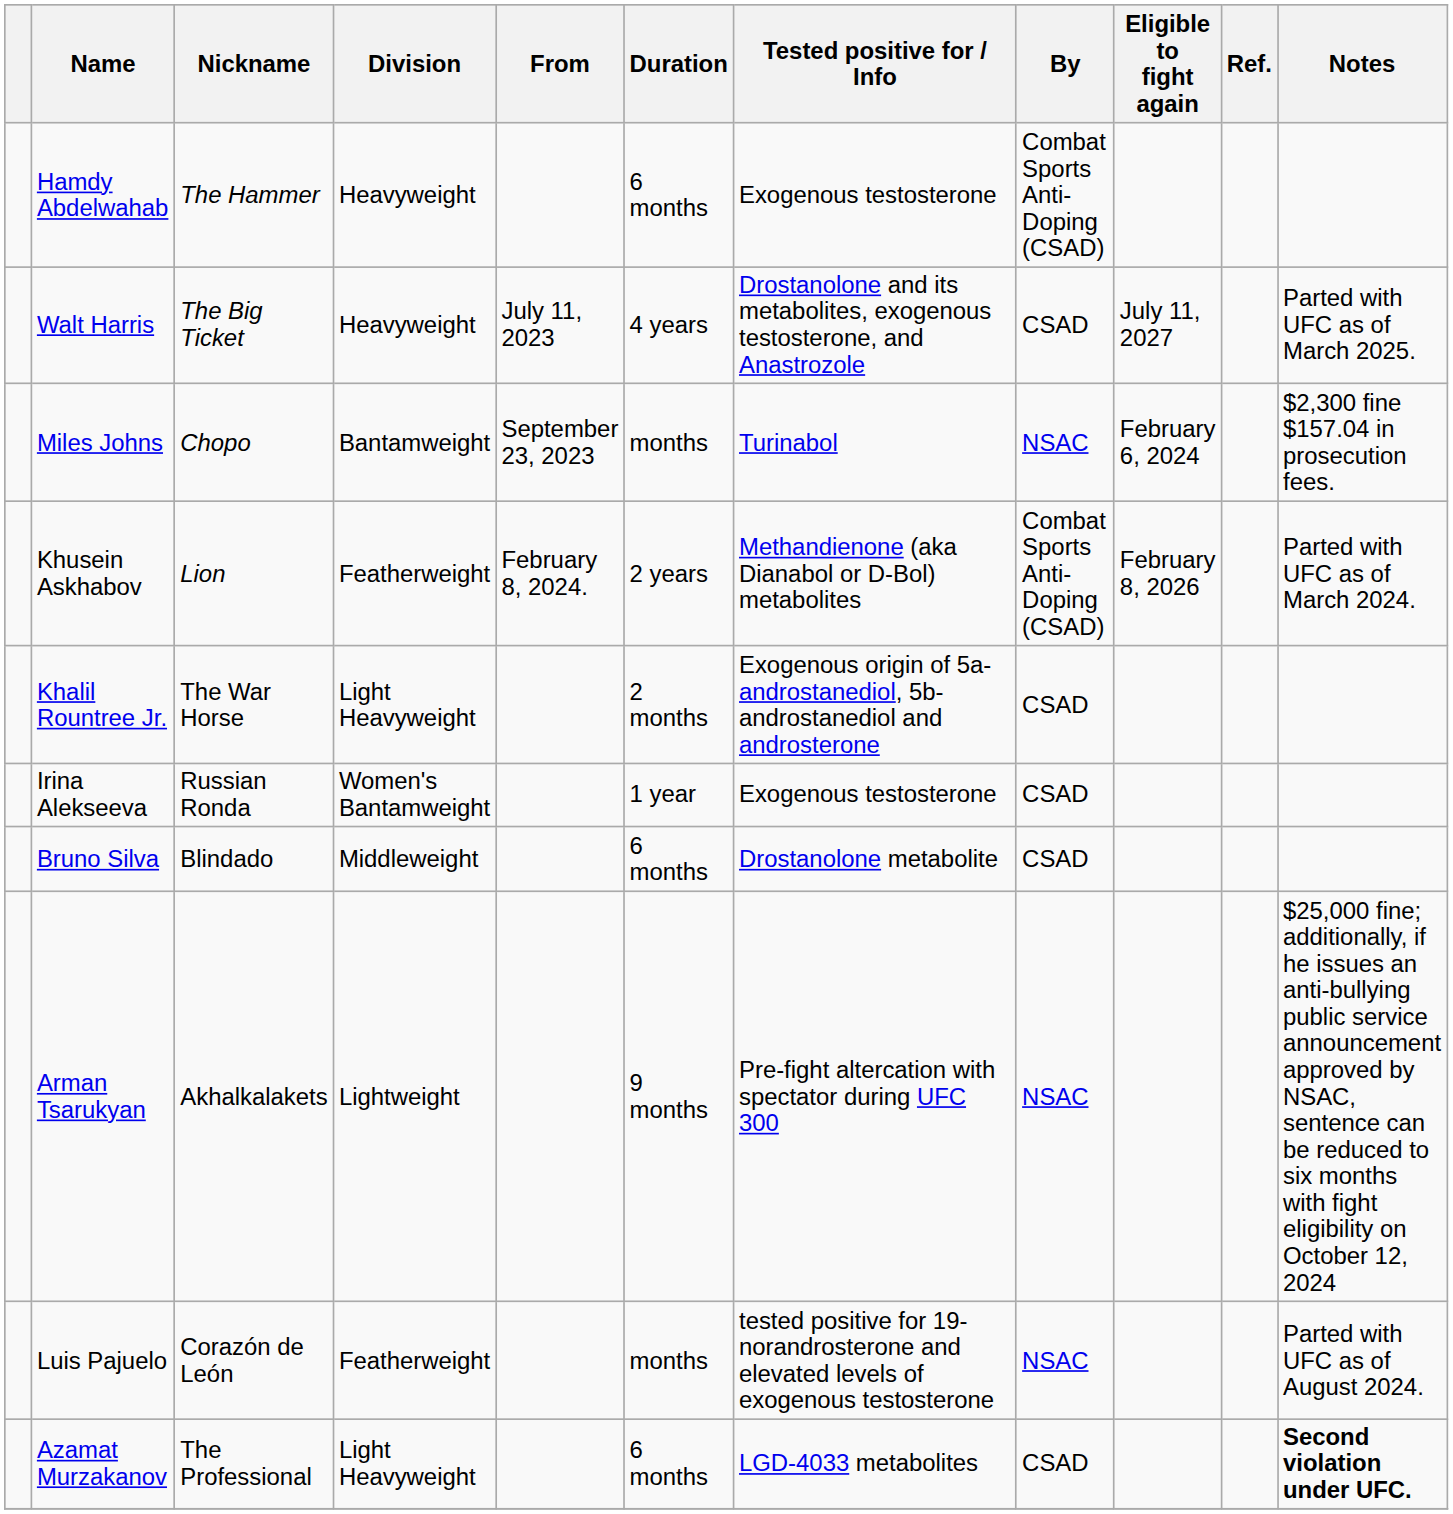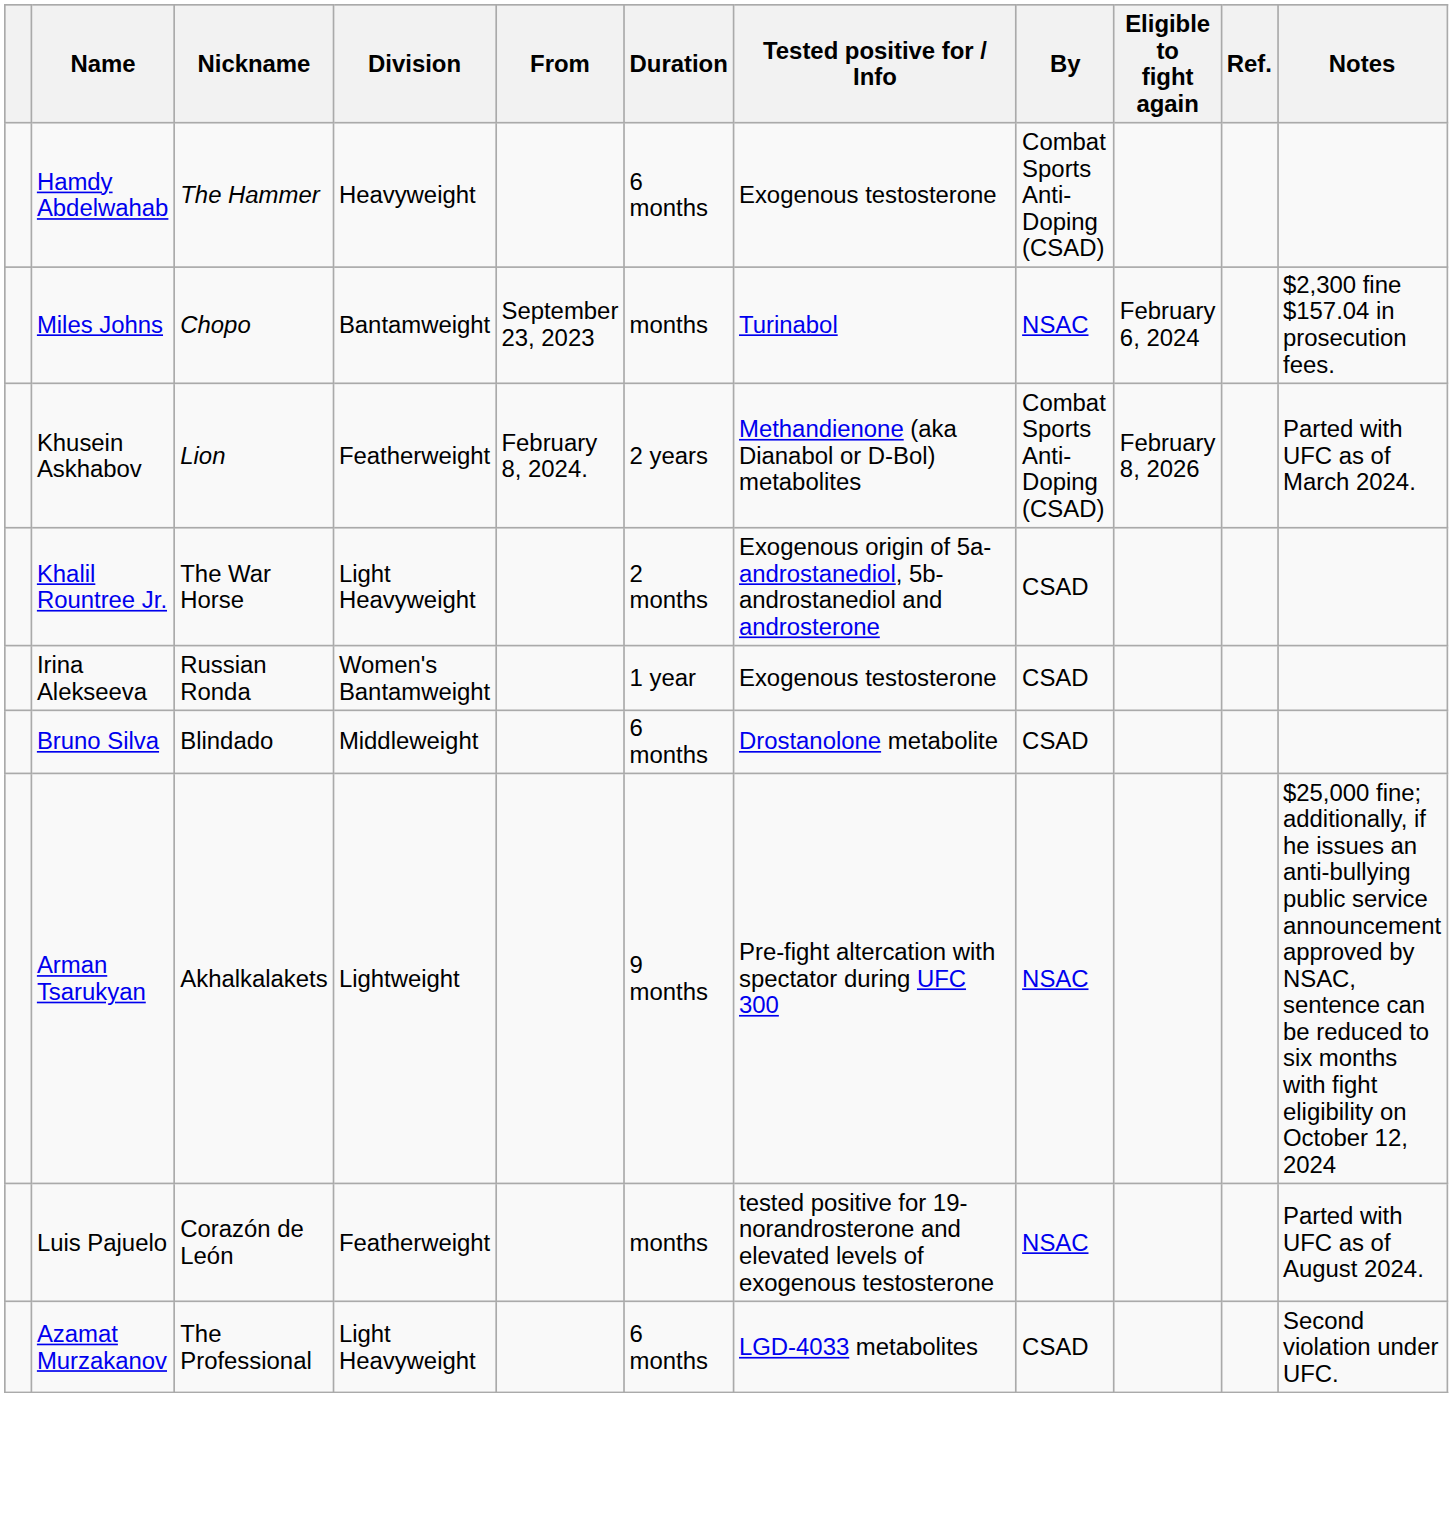- row: (96, 325)
(1347, 1464) bold -> (1361, 1347) normal
